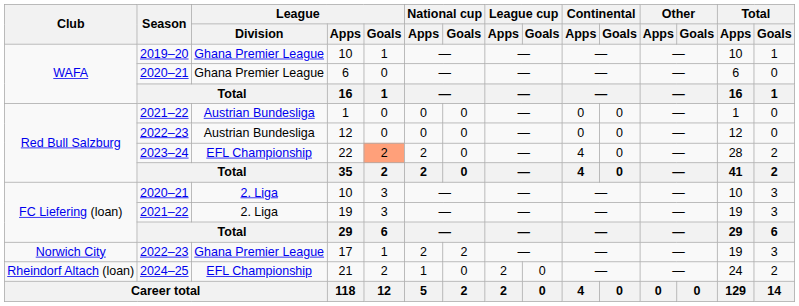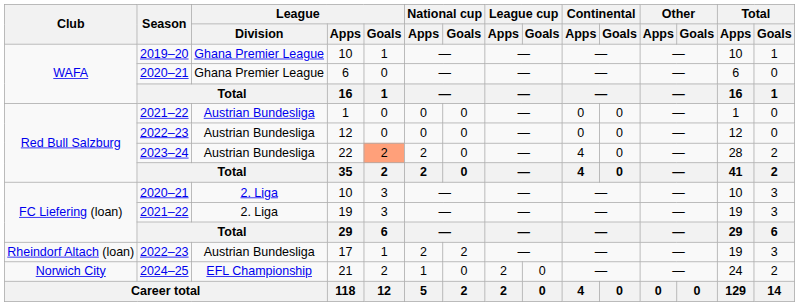(259, 152) EFL Championship -> (259, 152) Austrian Bundesliga
(71, 251) Norwich City -> (71, 251) Rheindorf Altach (loan)
(259, 251) Ghana Premier League -> (259, 251) Austrian Bundesliga
(71, 271) Rheindorf Altach (loan) -> (71, 271) Norwich City
